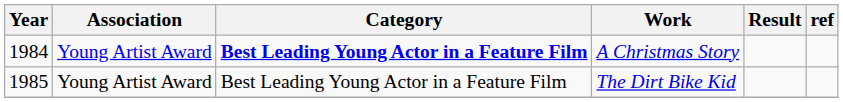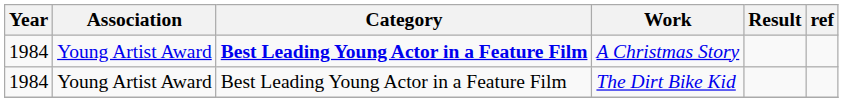(29, 81) 1985 -> (29, 81) 1984
